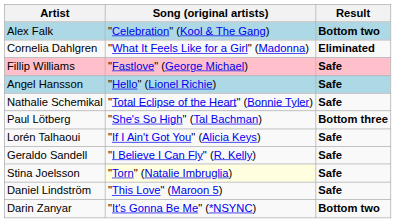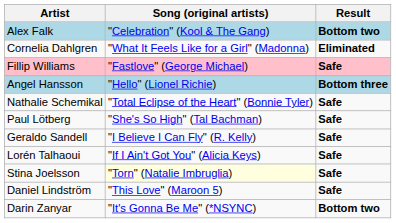(330, 84) Safe -> (353, 84) Bottom three
(353, 119) Bottom three -> (330, 119) Safe
rows swapped: (44, 137) <-> (47, 155)
